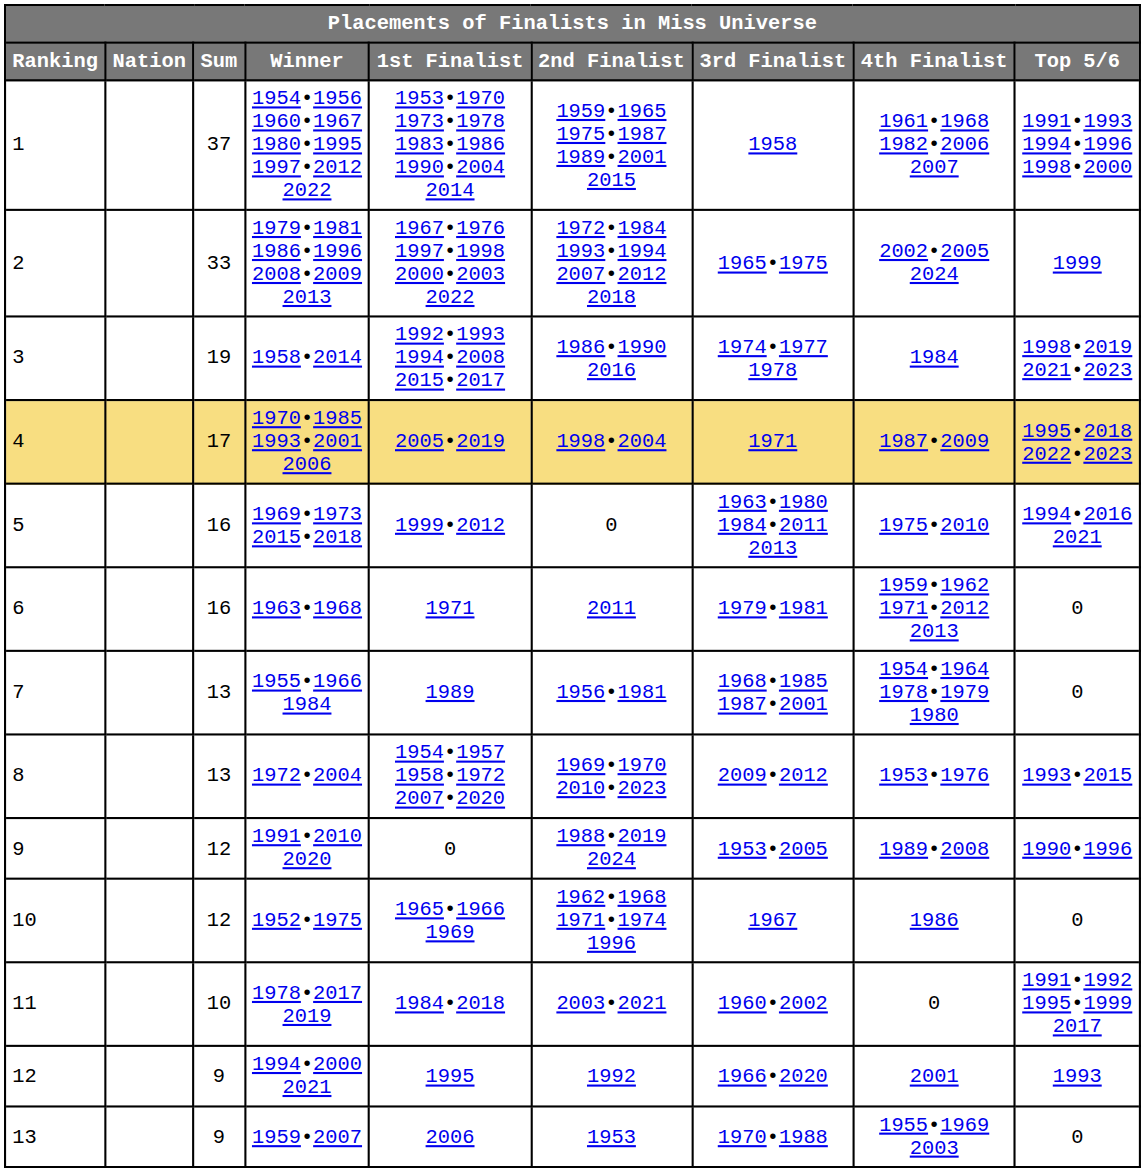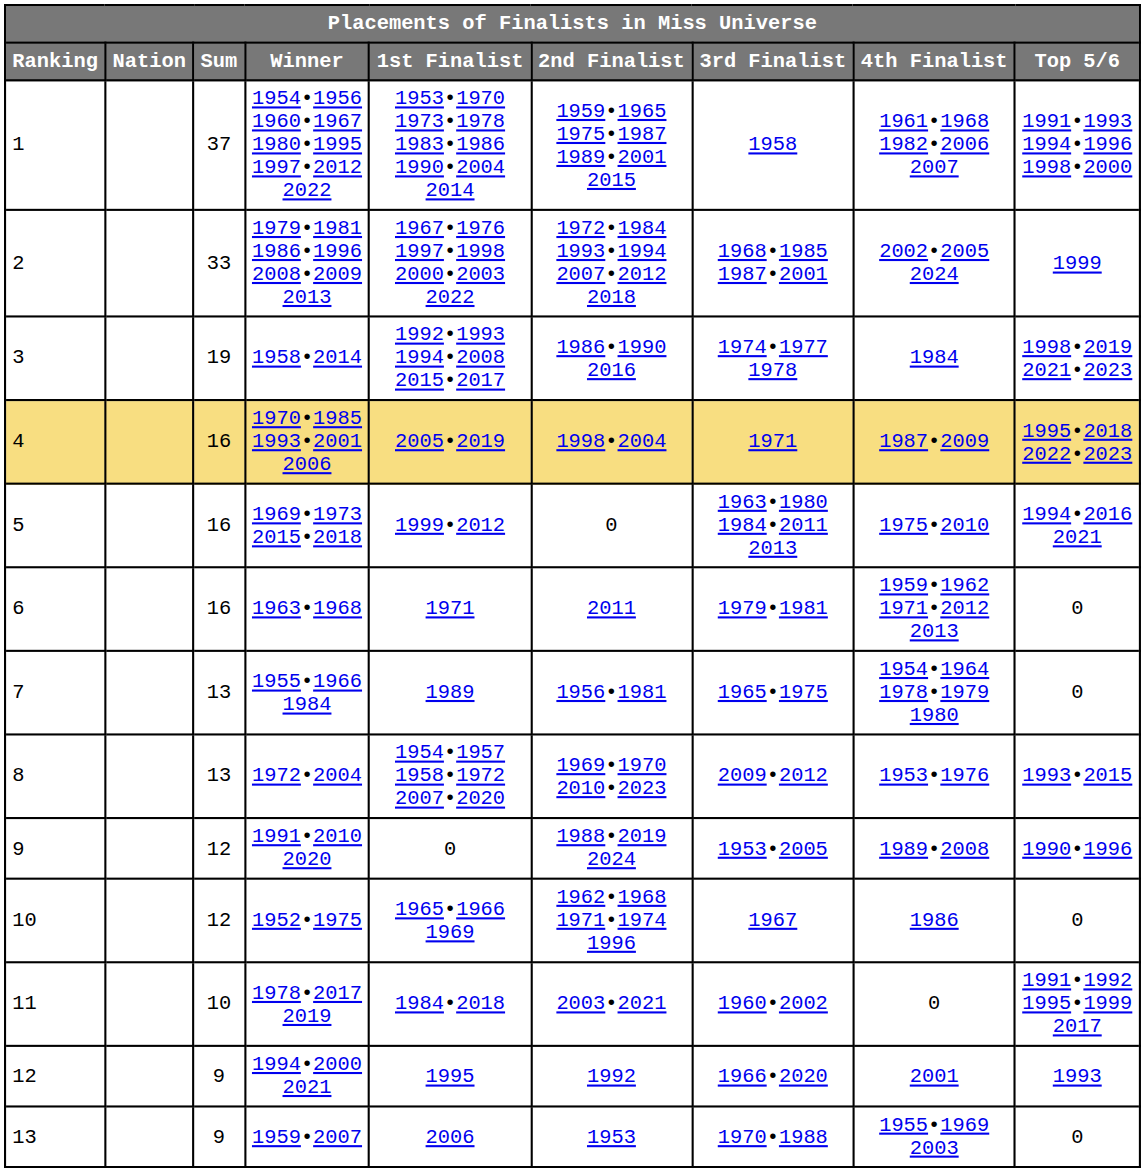(773, 263) 1965•1975 -> (773, 263) 1968•1985 1987•2001
(219, 442) 17 -> (219, 442) 16
(773, 693) 1968•1985 1987•2001 -> (773, 693) 1965•1975
